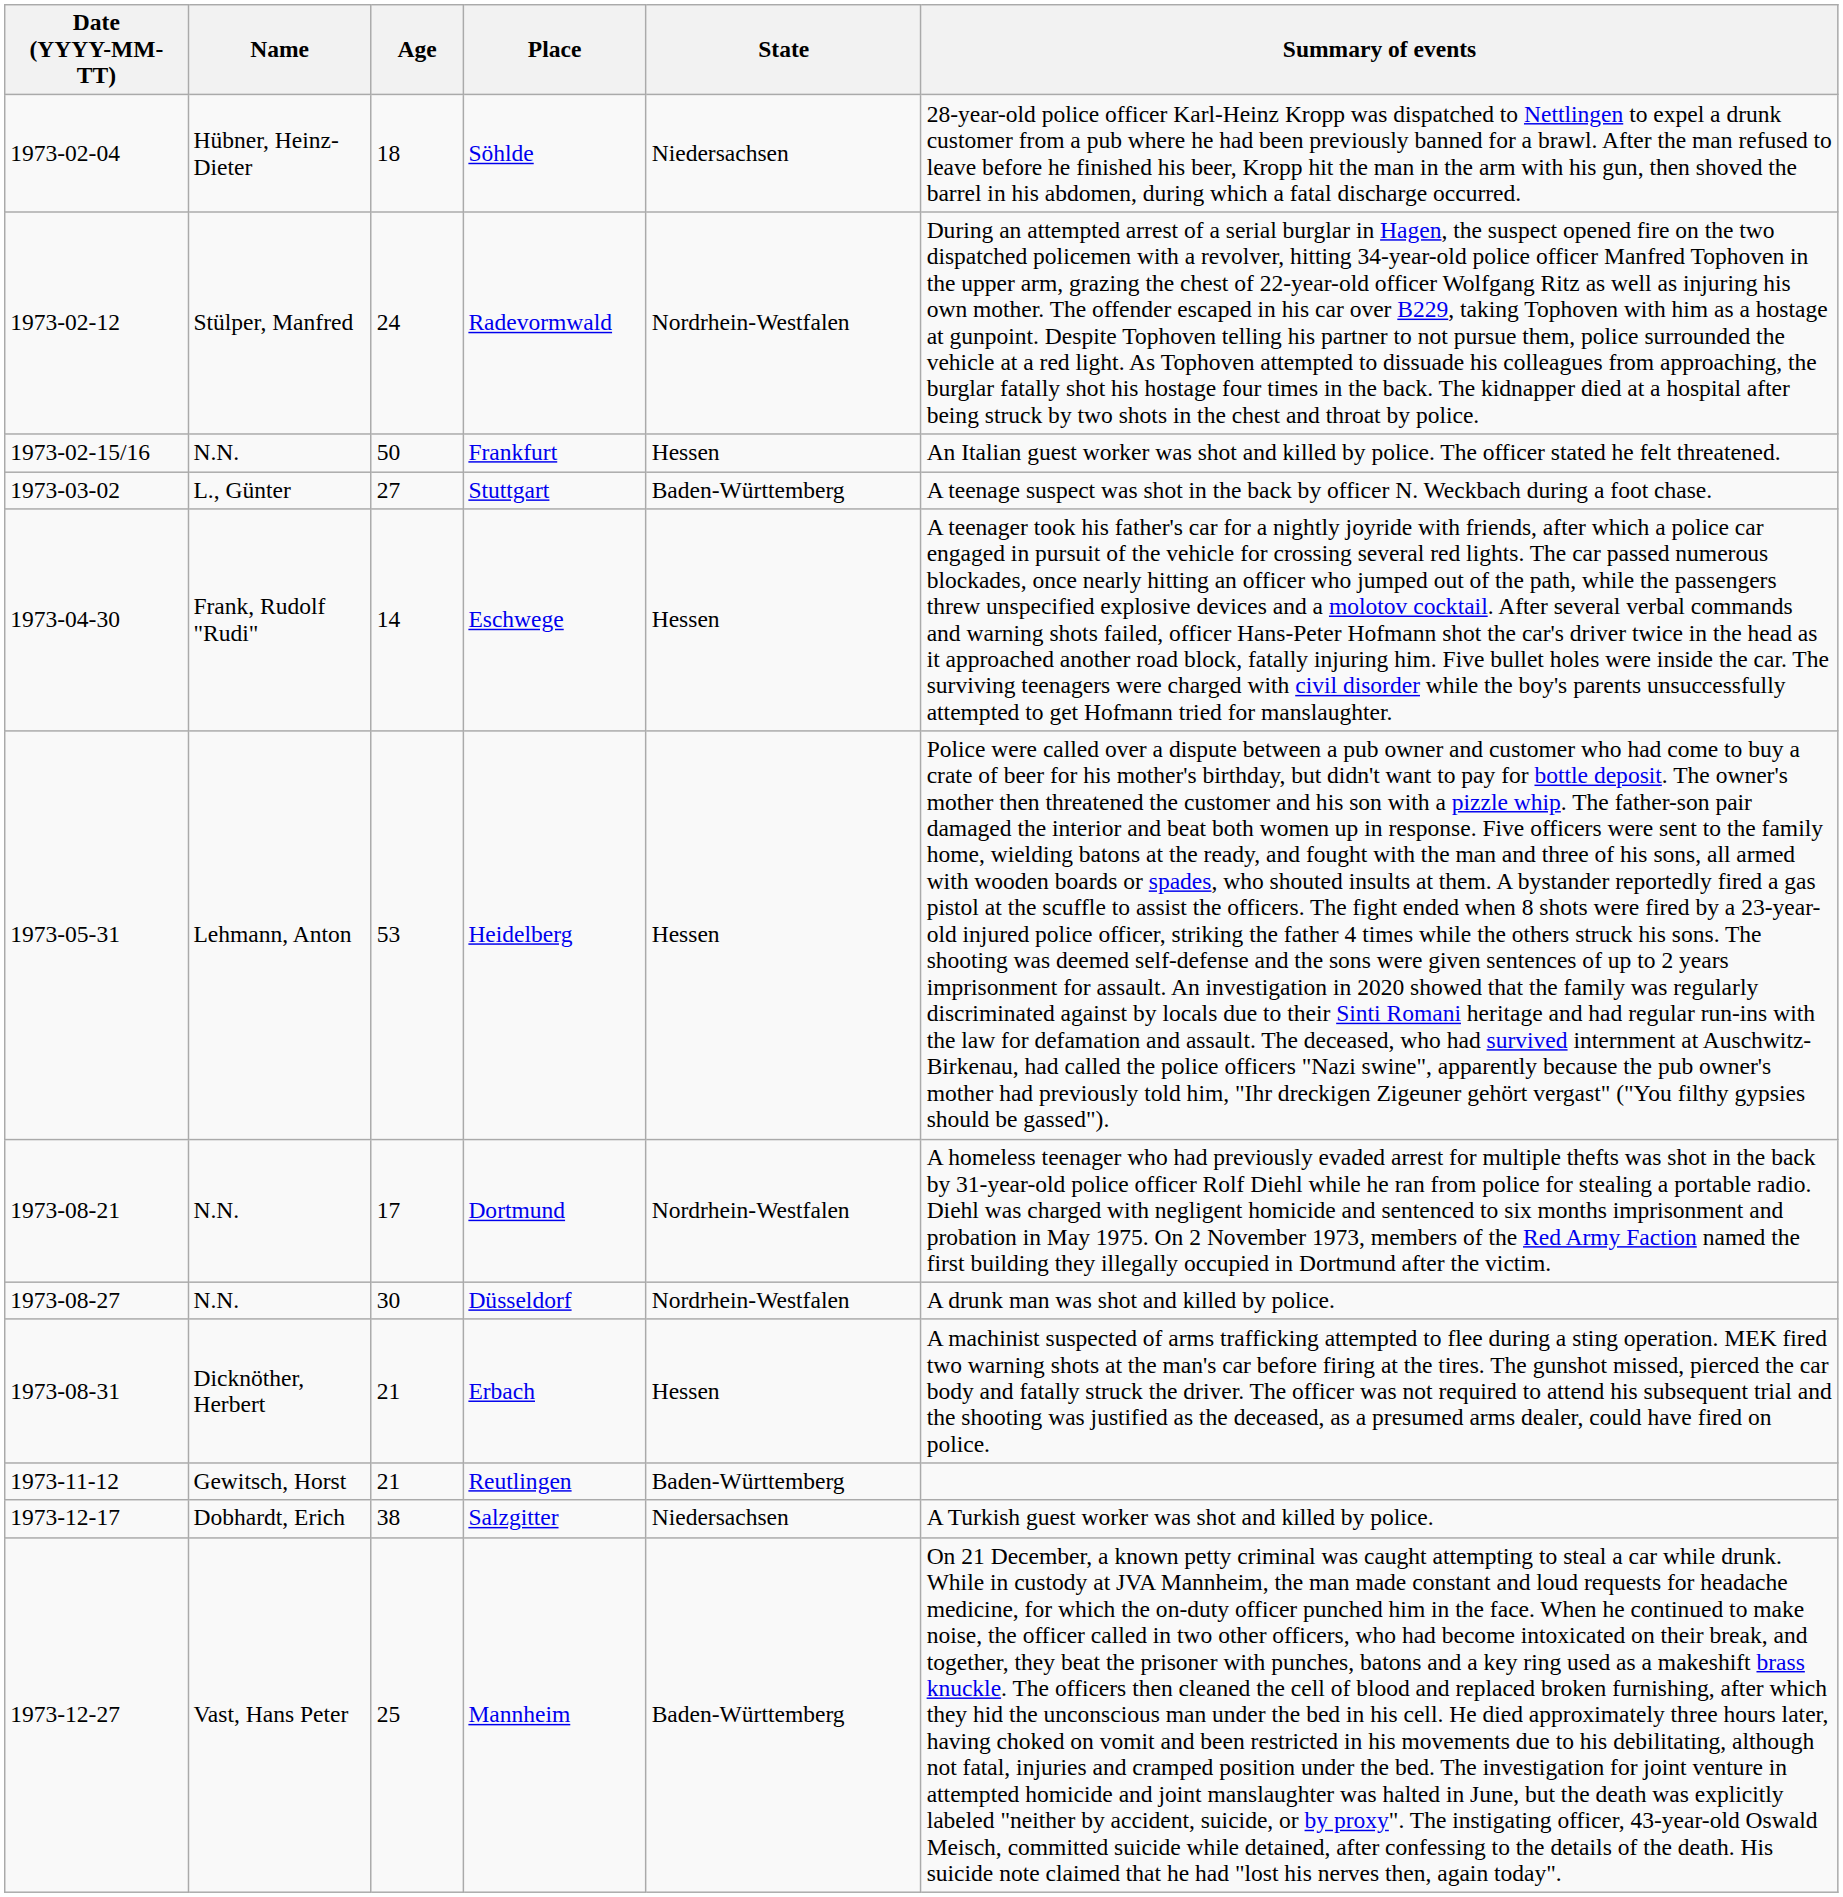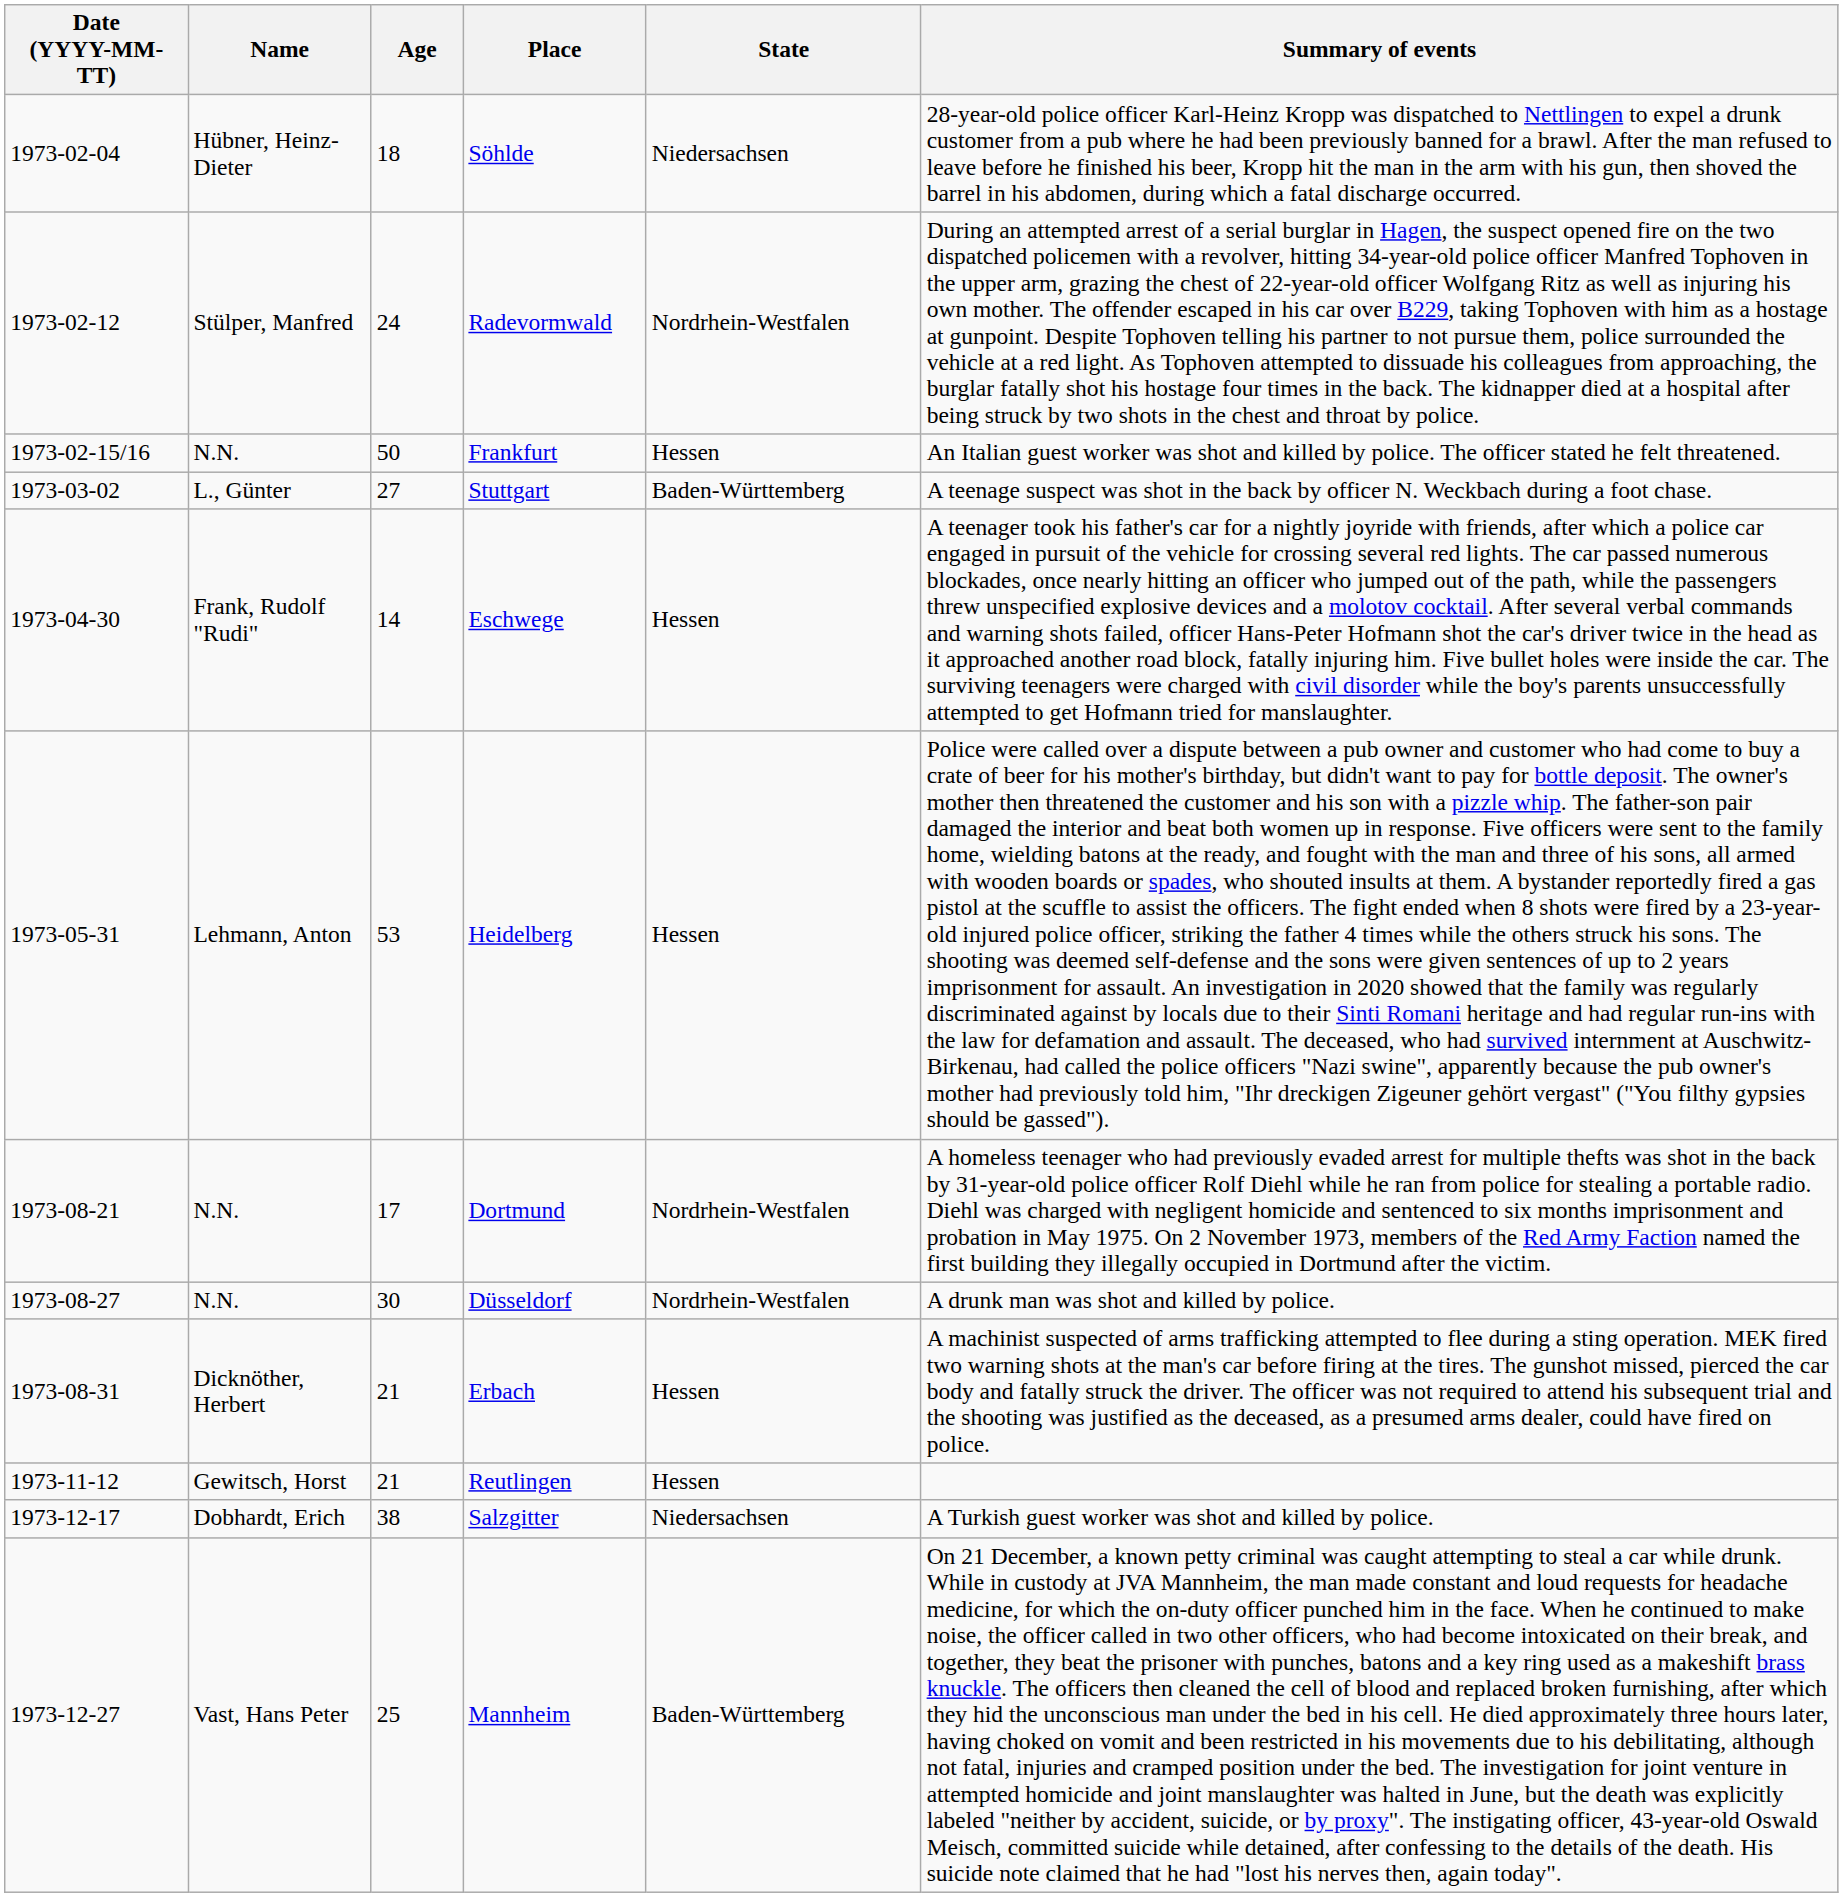(748, 1481) Baden-Württemberg -> (686, 1481) Hessen
